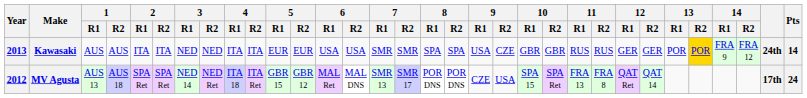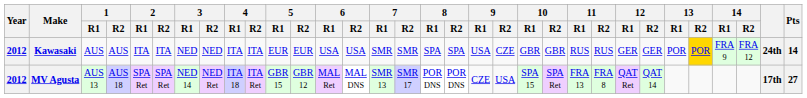(17, 51) 2013 -> (17, 51) 2012
(793, 79) 24 -> (793, 79) 27
